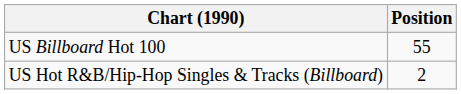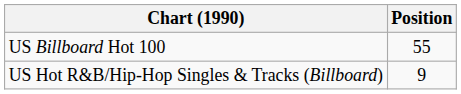(422, 74) 2 -> (422, 74) 9
